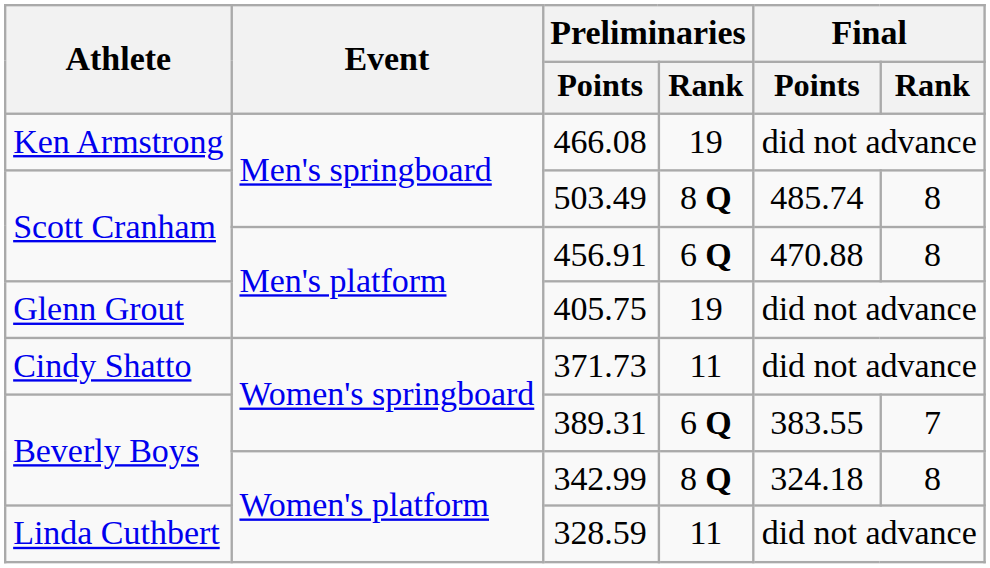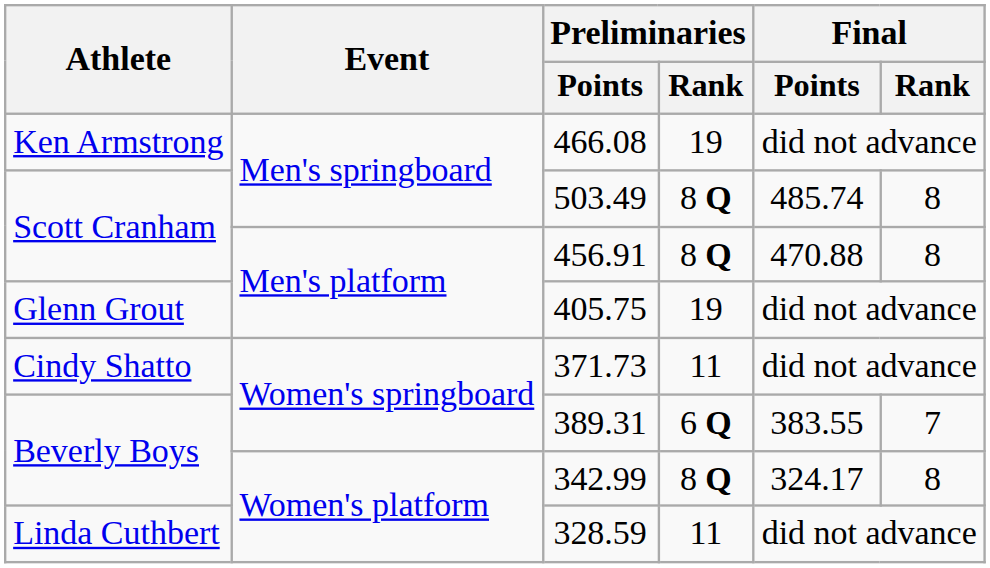(706, 254) 6 Q -> (706, 254) 8 Q
(817, 478) 324.18 -> (817, 478) 324.17
